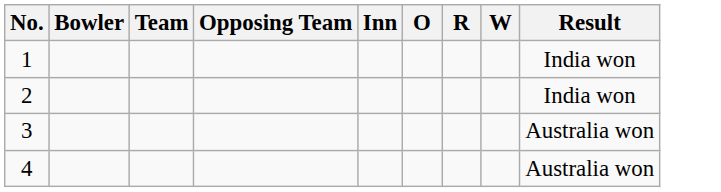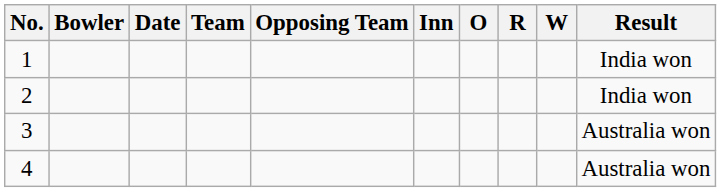+ column: (158, 22)
